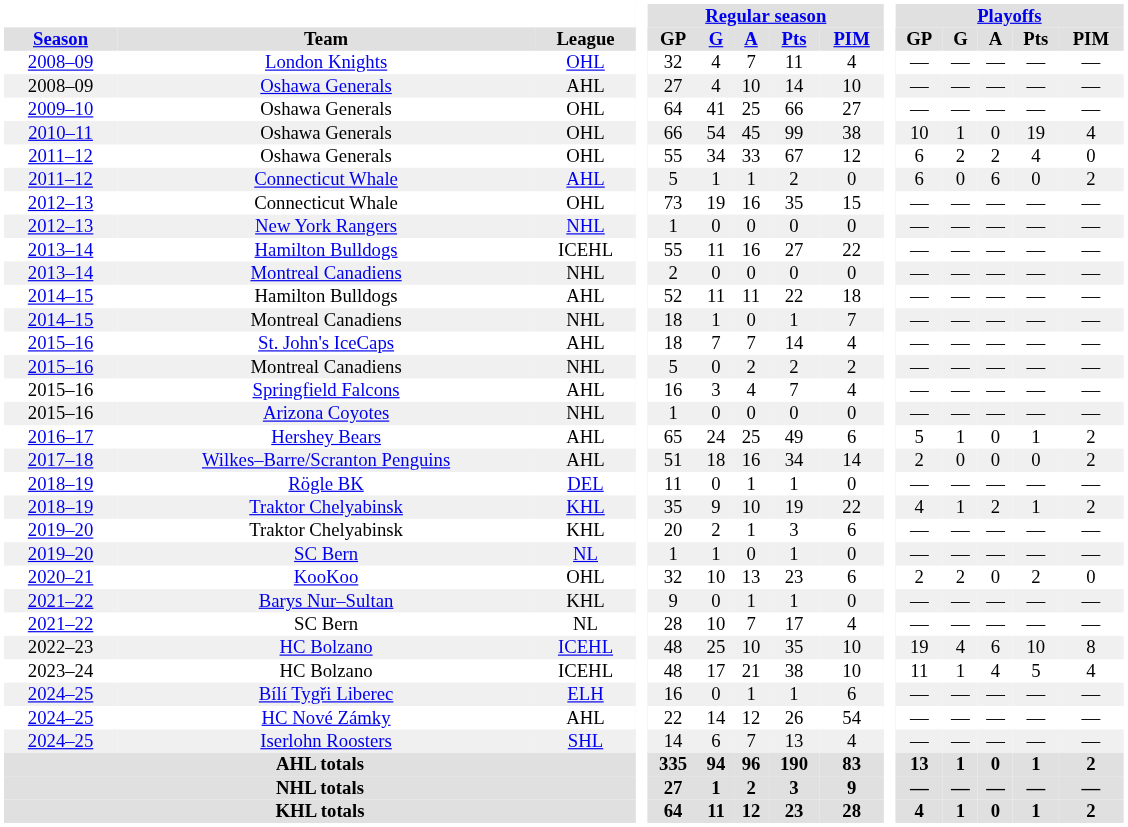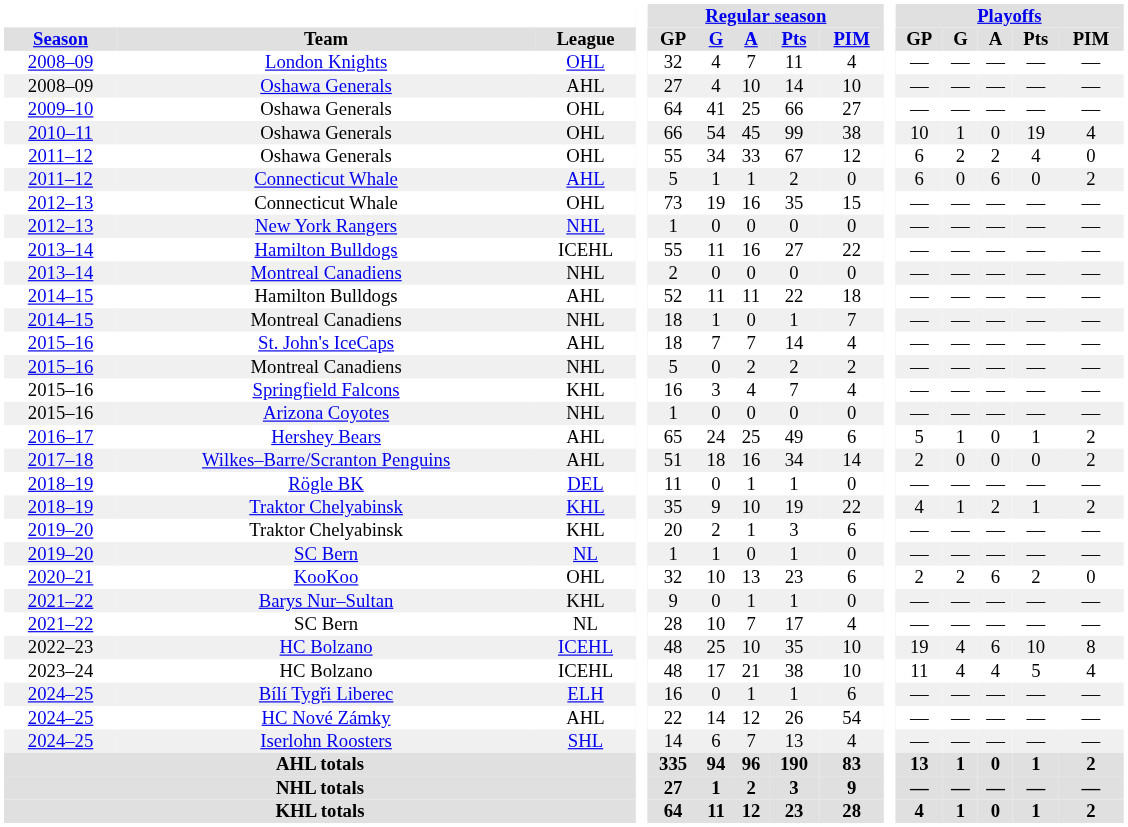(586, 390) AHL -> (586, 390) KHL
(996, 577) 0 -> (996, 577) 6
(960, 670) 1 -> (960, 670) 4
